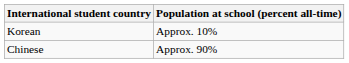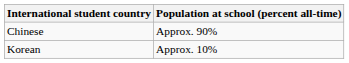rows swapped: (24, 31) <-> (25, 49)
